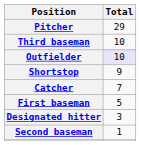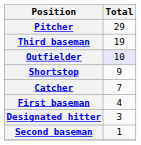(119, 42) 10 -> (119, 42) 19
(119, 102) 5 -> (119, 102) 4
